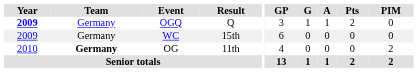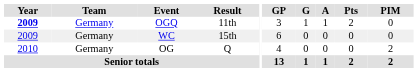(231, 23) Q -> (228, 23) 11th
(96, 48) bold -> (94, 48) normal
(231, 48) 11th -> (228, 48) Q
